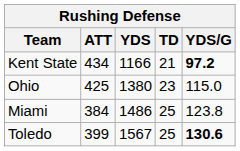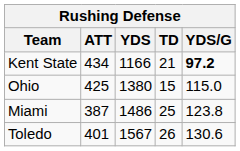(167, 87) 23 -> (167, 87) 15
(97, 110) 384 -> (97, 110) 387
(97, 134) 399 -> (97, 134) 401
(167, 134) 25 -> (167, 134) 26
(204, 134) bold -> (204, 134) normal
